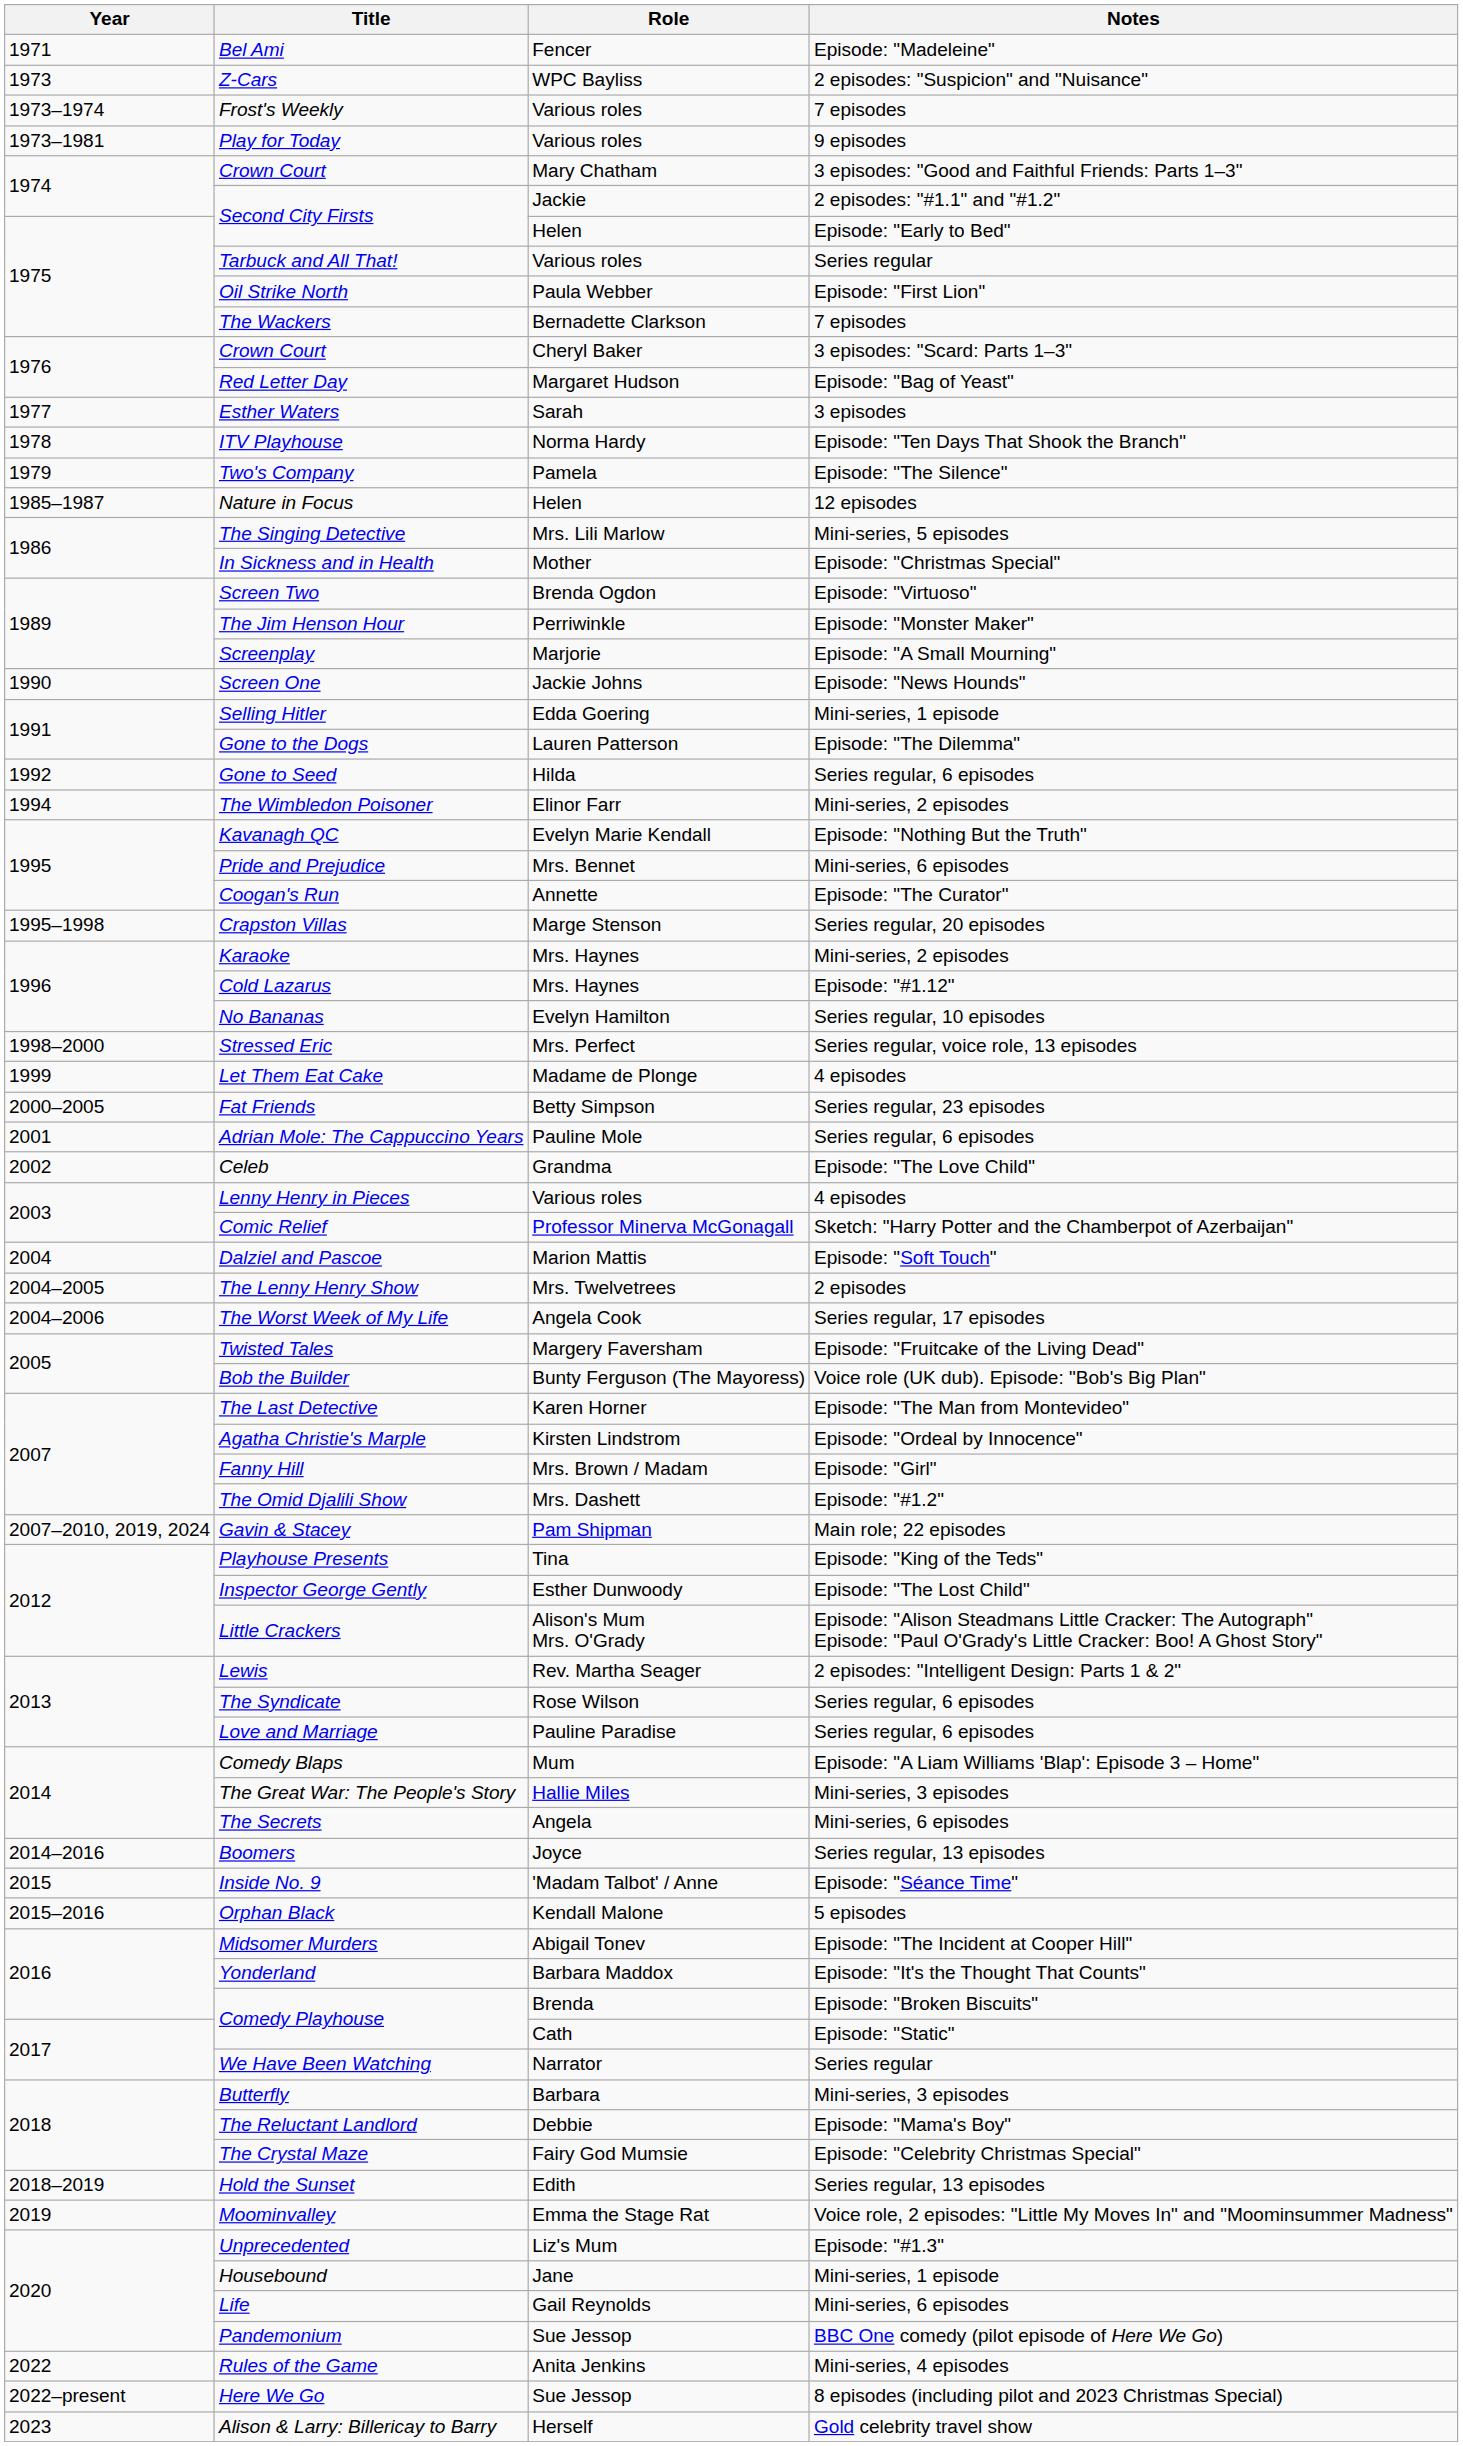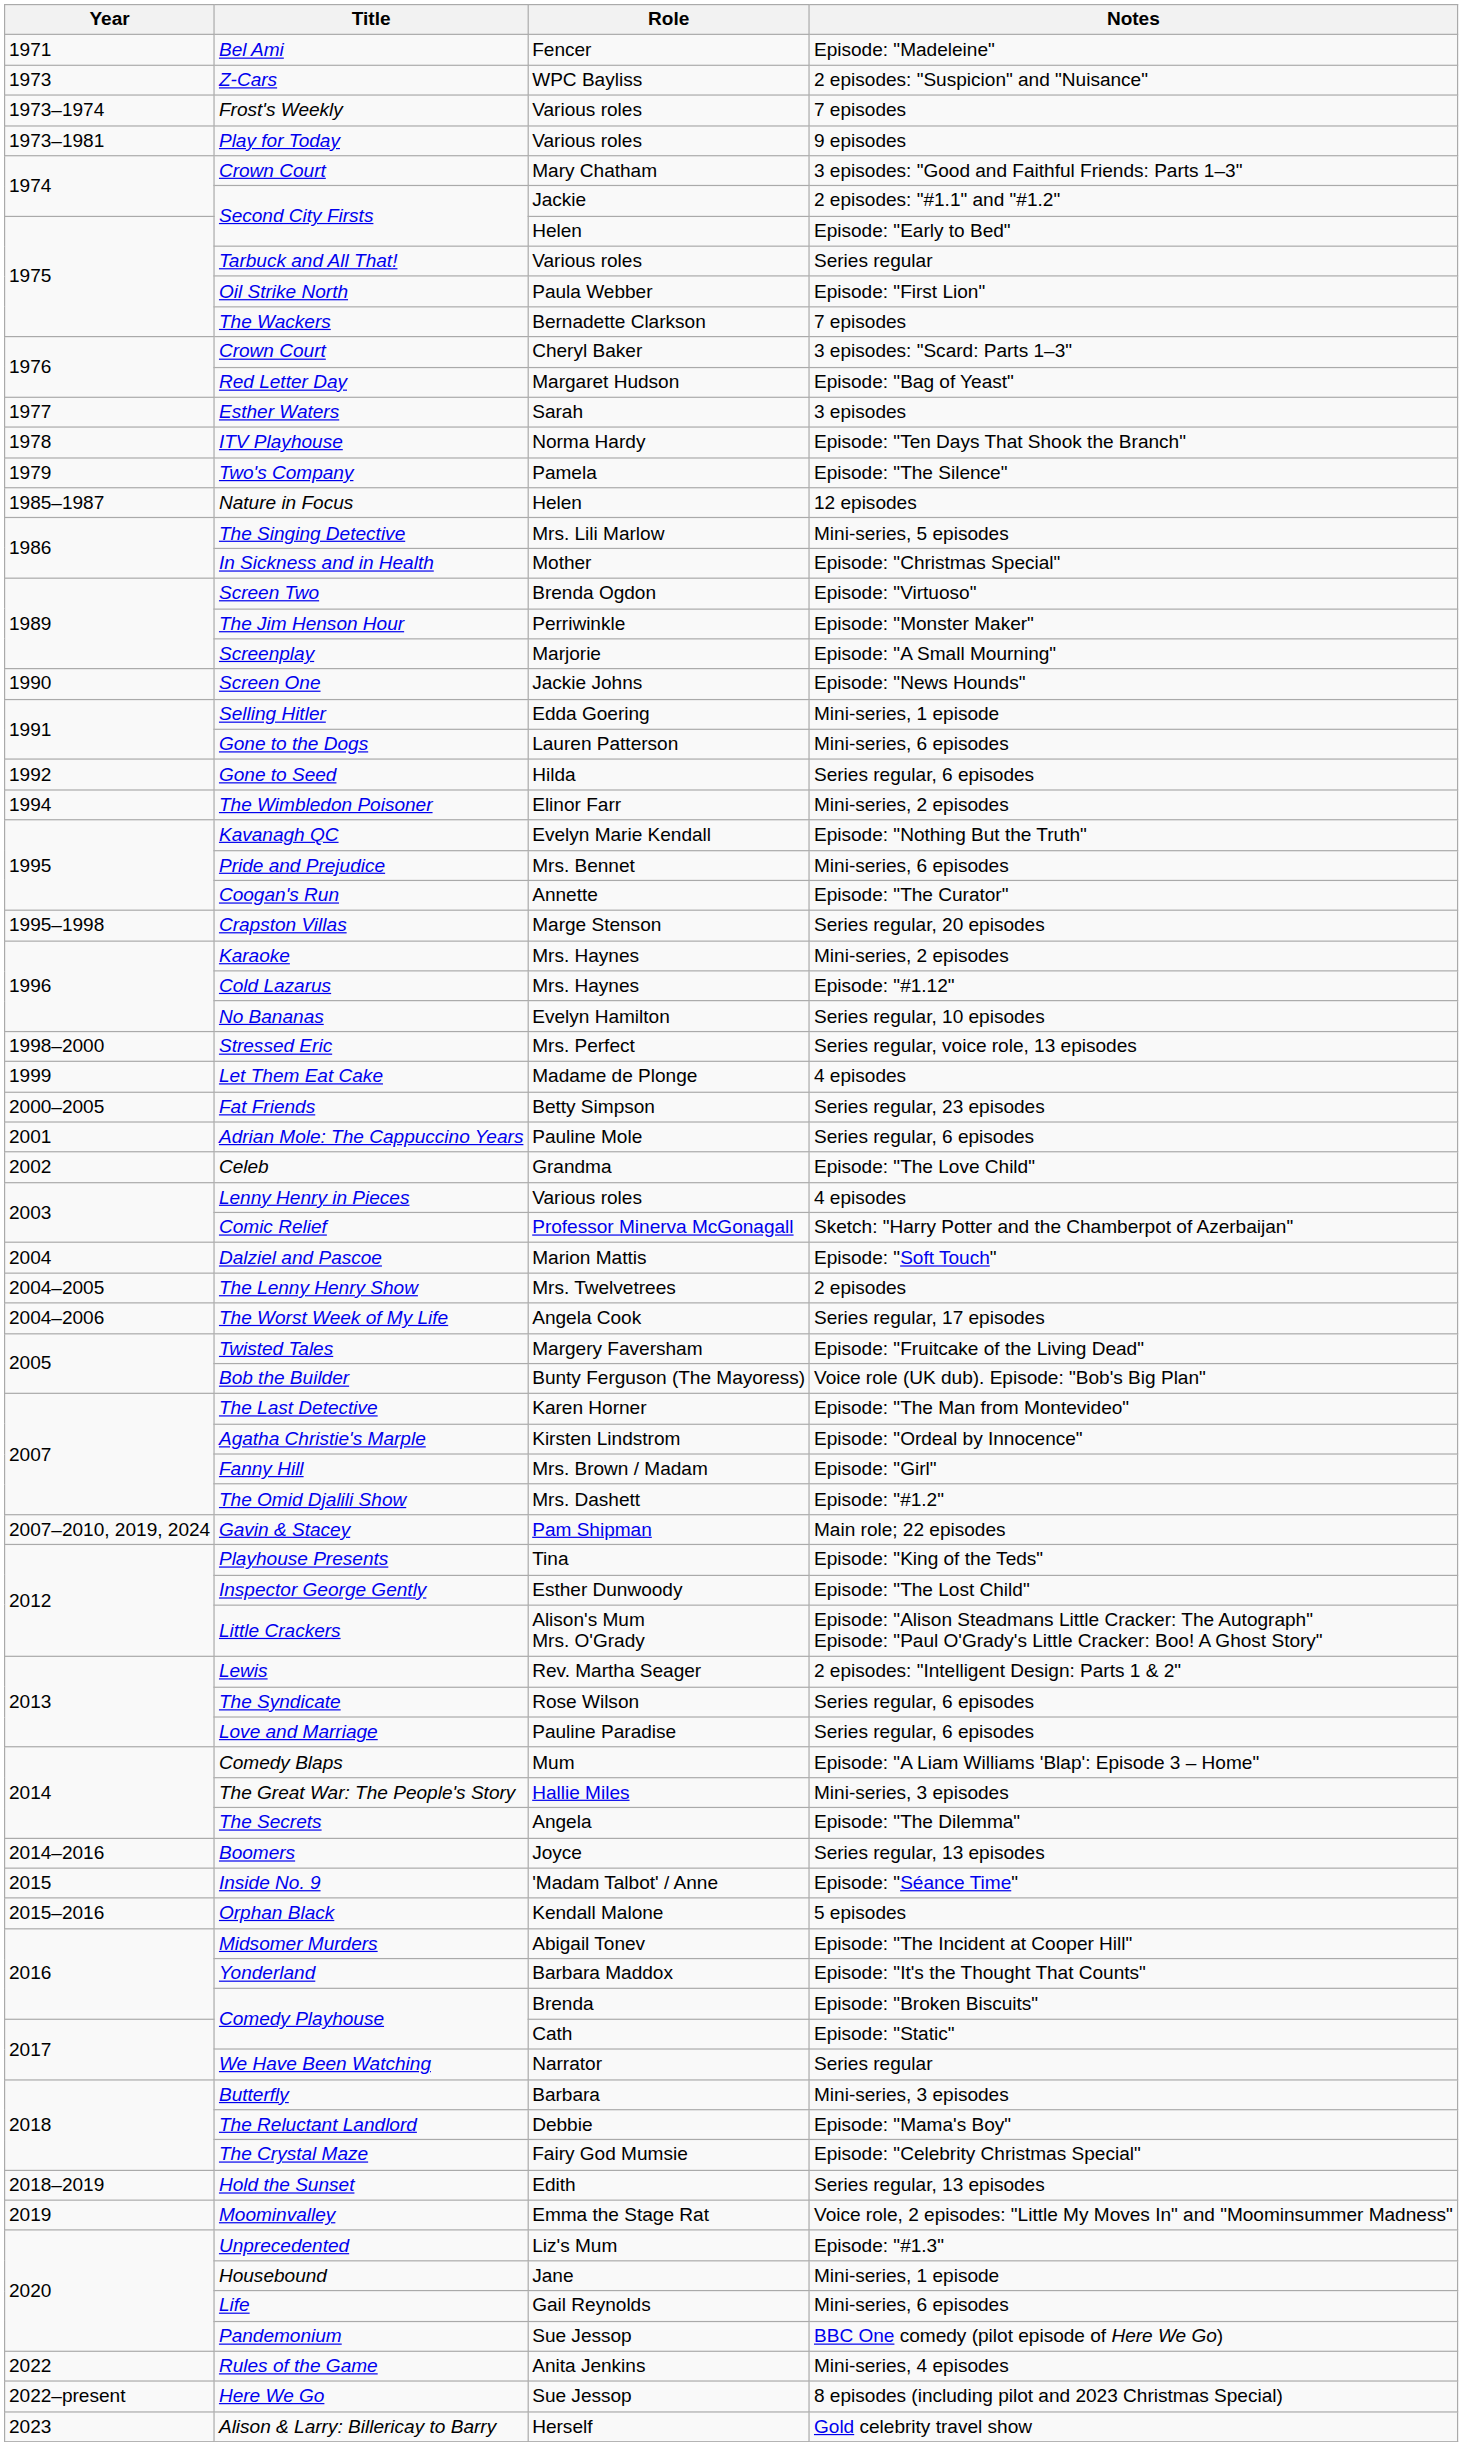(917, 744) Episode: "The Dilemma" -> (911, 744) Mini-series, 6 episodes
(911, 1822) Mini-series, 6 episodes -> (917, 1822) Episode: "The Dilemma"
